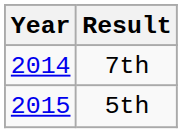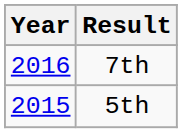(41, 66) 2014 -> (41, 66) 2016
